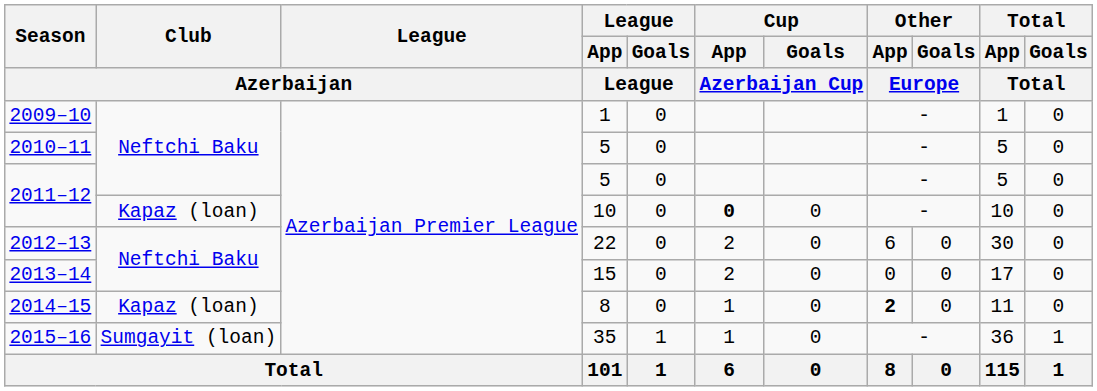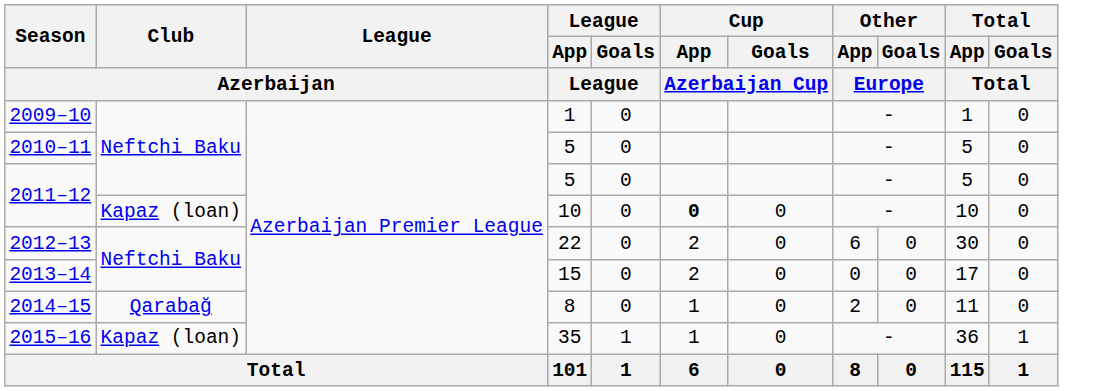(188, 307) Kapaz (loan) -> (171, 307) Qarabağ
(890, 307) bold -> (855, 307) normal
(188, 338) Sumgayit (loan) -> (171, 338) Kapaz (loan)
